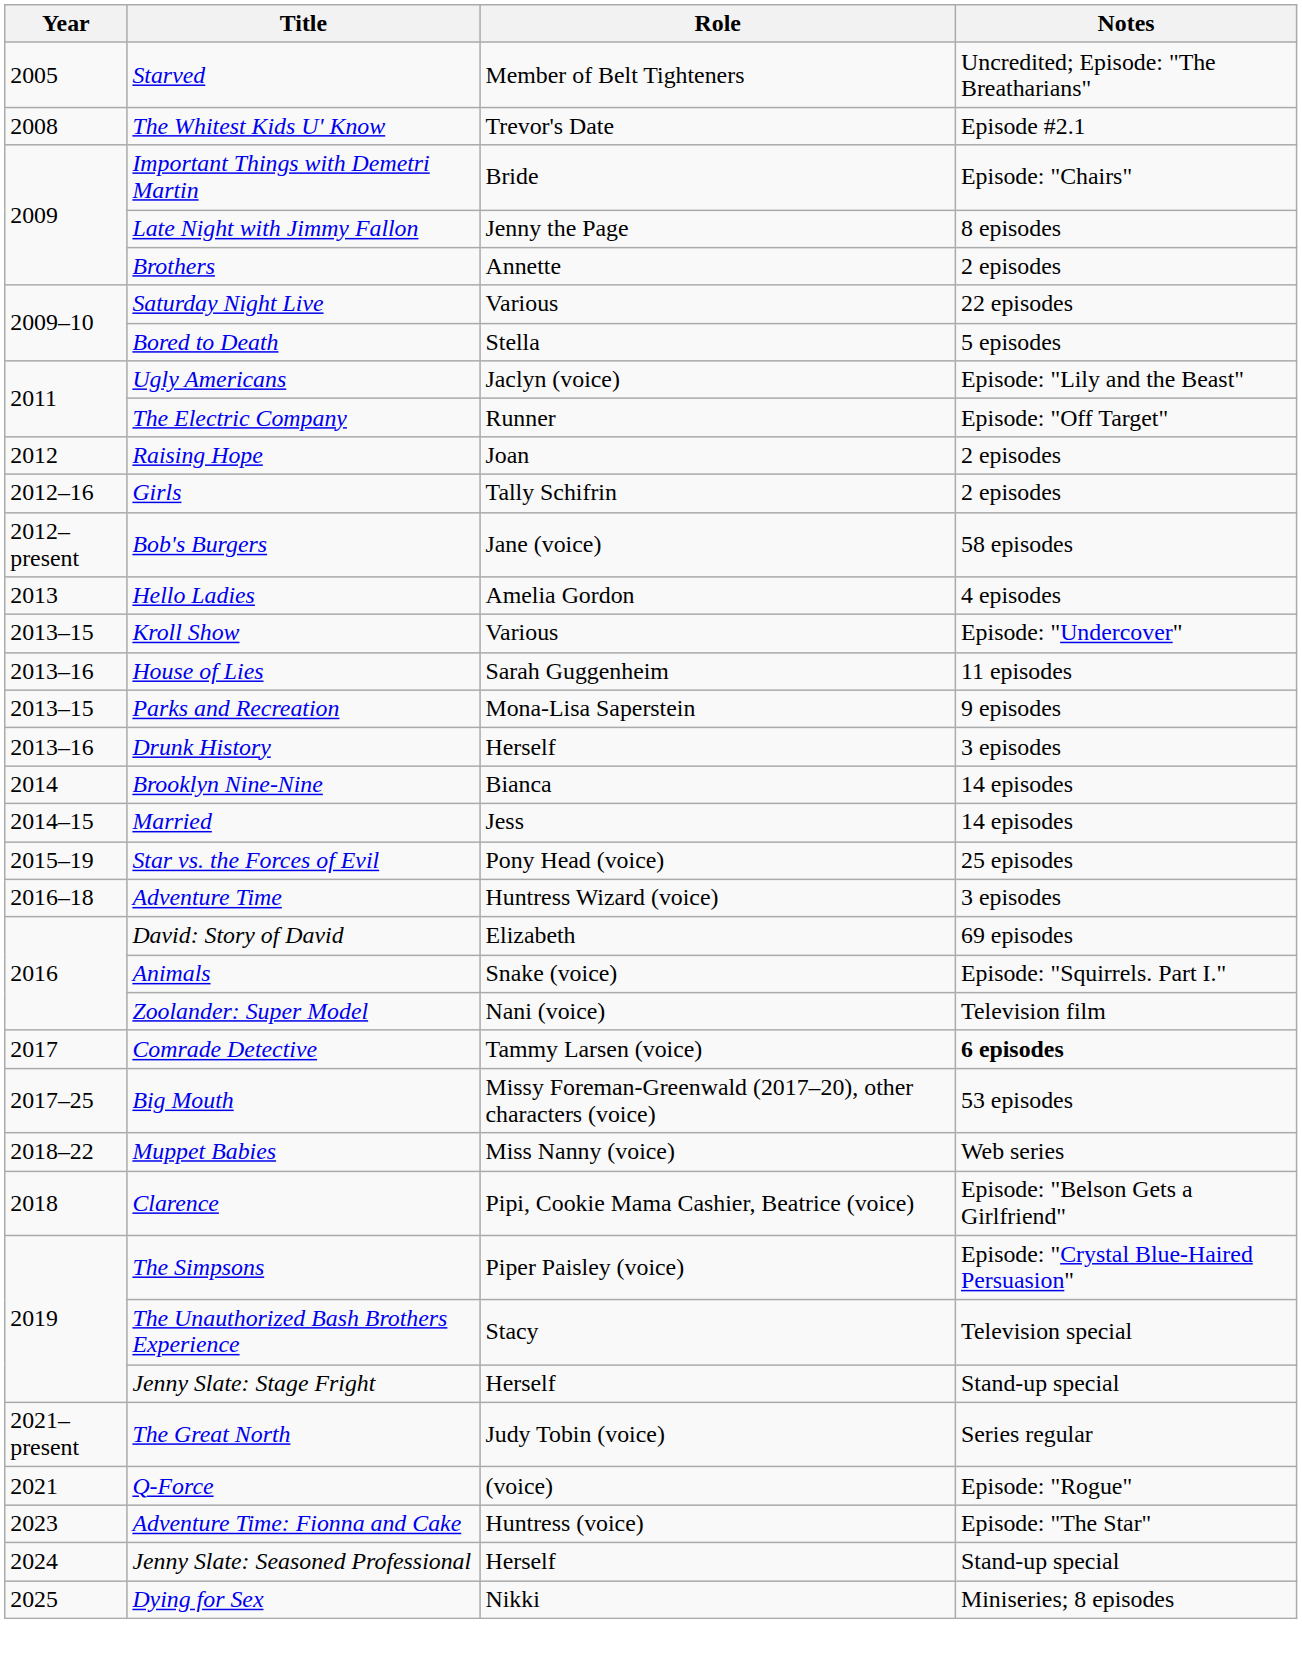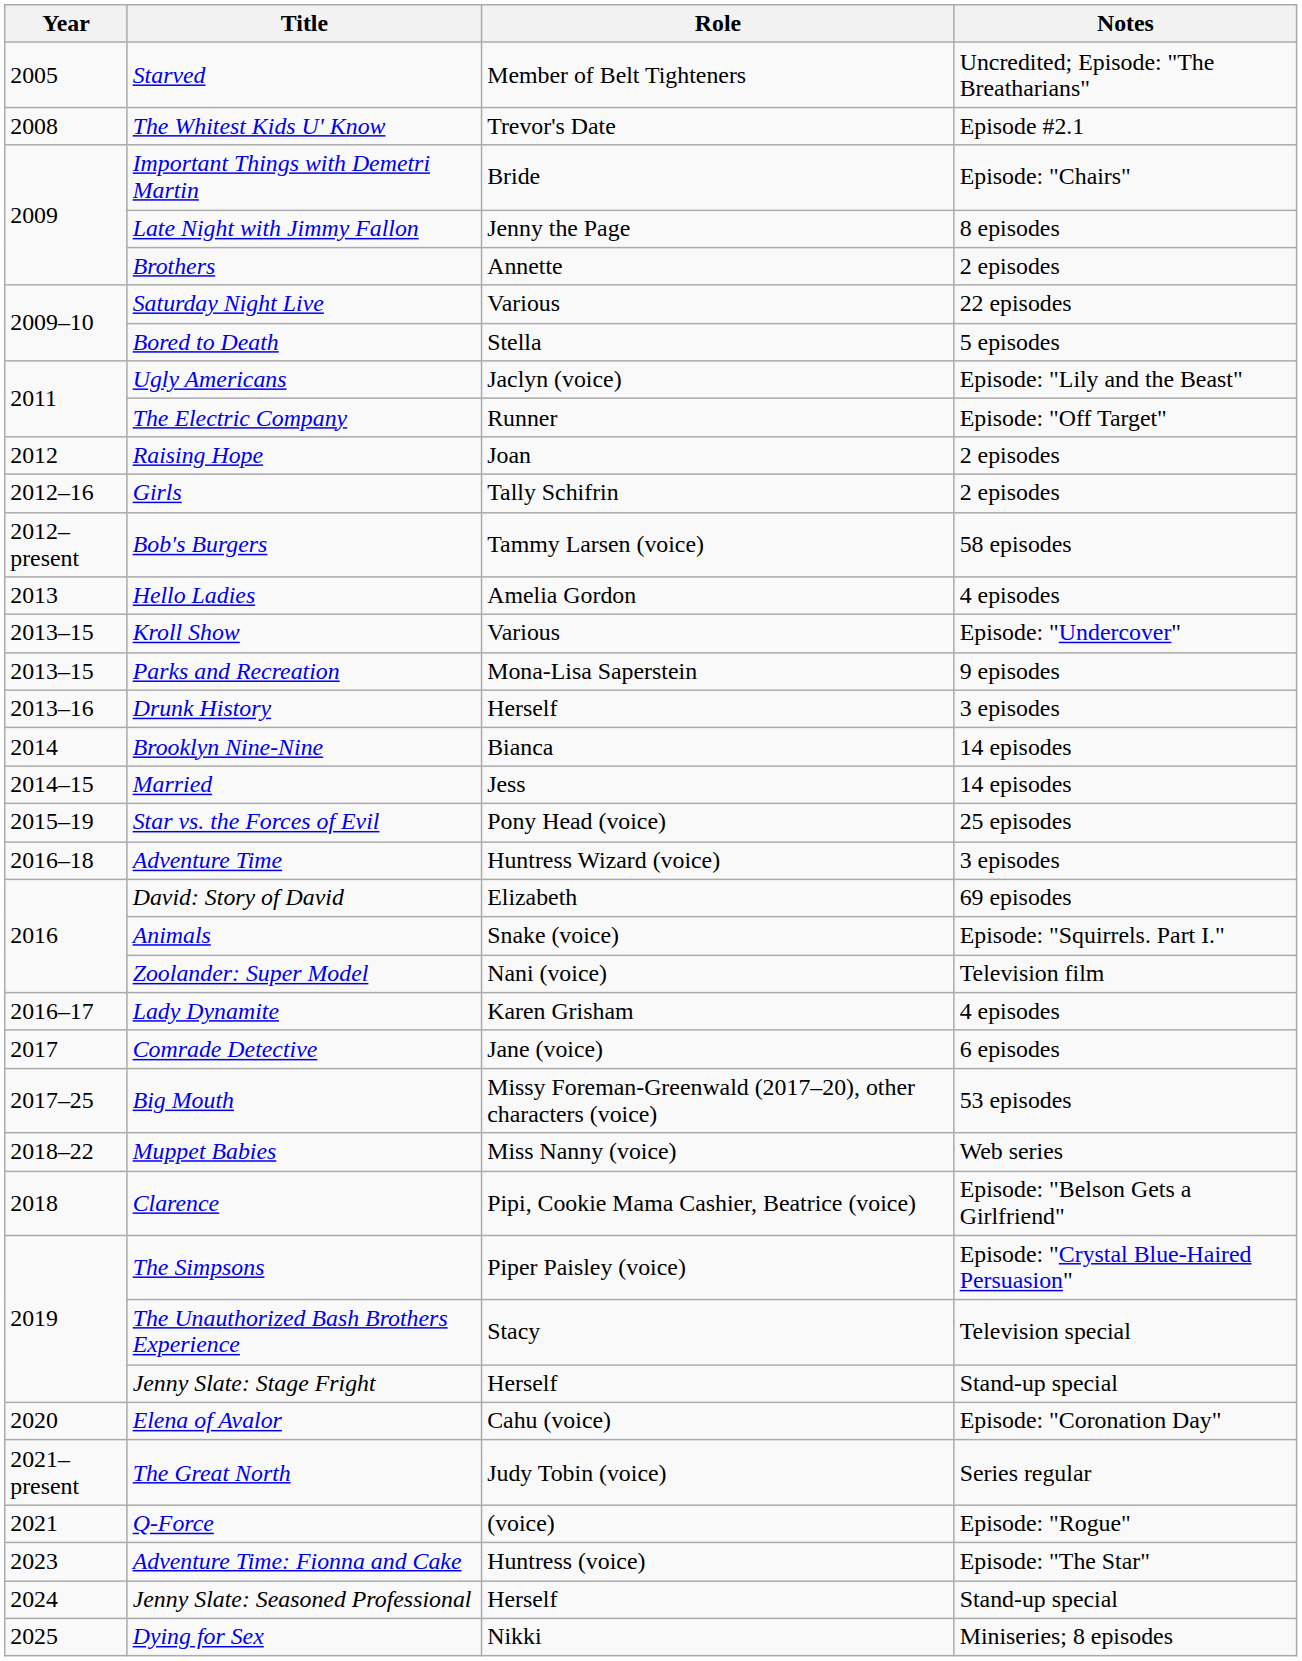(543, 544) Jane (voice) -> (596, 544) Tammy Larsen (voice)
- row: (198, 670)
+ row: (206, 1011)
(594, 1049) Tammy Larsen (voice) -> (545, 1049) Jane (voice)
(1012, 1049) bold -> (1010, 1049) normal
+ row: (207, 1421)
